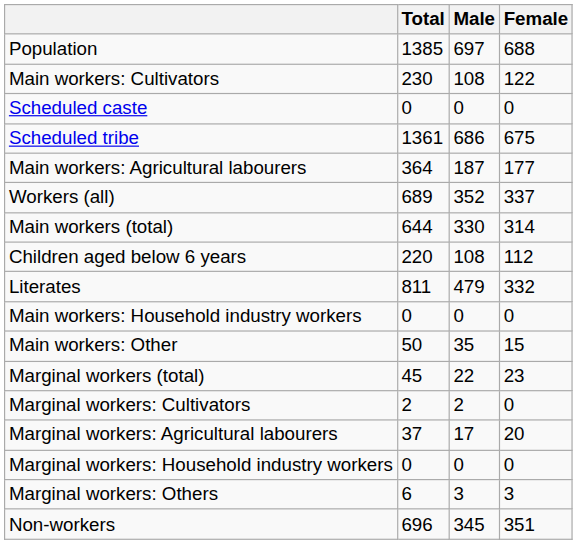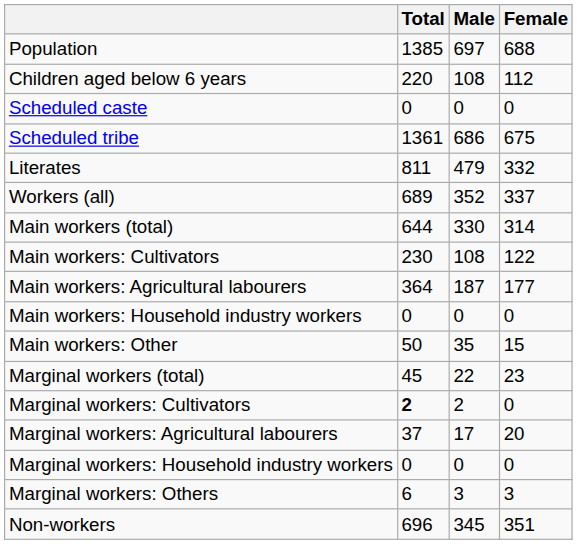rows swapped: (128, 256) <-> (114, 78)
rows swapped: (45, 286) <-> (158, 167)
(407, 405) normal -> (407, 405) bold
